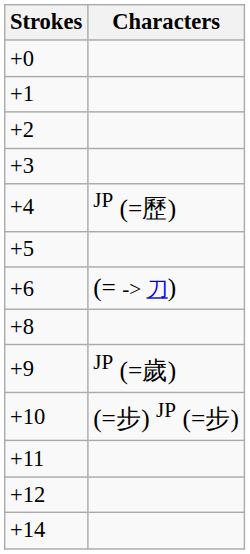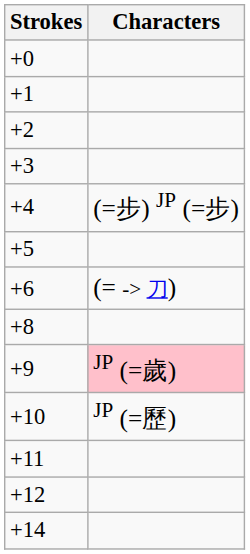(135, 206) JP (=歷) -> (166, 206) (=步) JP (=步)
(135, 367) no background -> (135, 367) pink background
(166, 415) (=步) JP (=步) -> (135, 415) JP (=歷)
